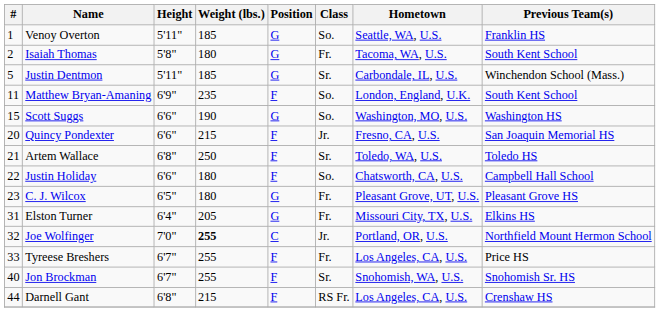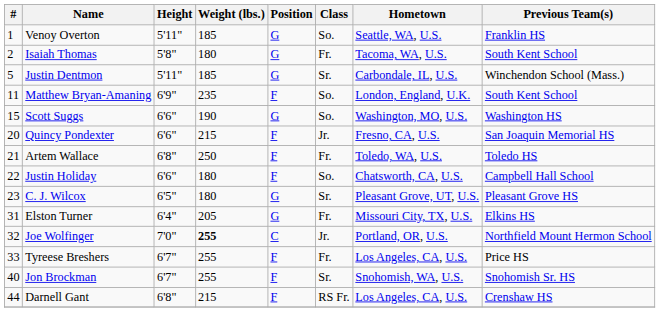(325, 156) Sr. -> (325, 156) Fr.
(325, 196) Fr. -> (325, 196) Sr.
